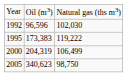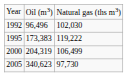(37, 25) 96,596 -> (37, 25) 96,496
(67, 65) 98,750 -> (67, 65) 97,730
